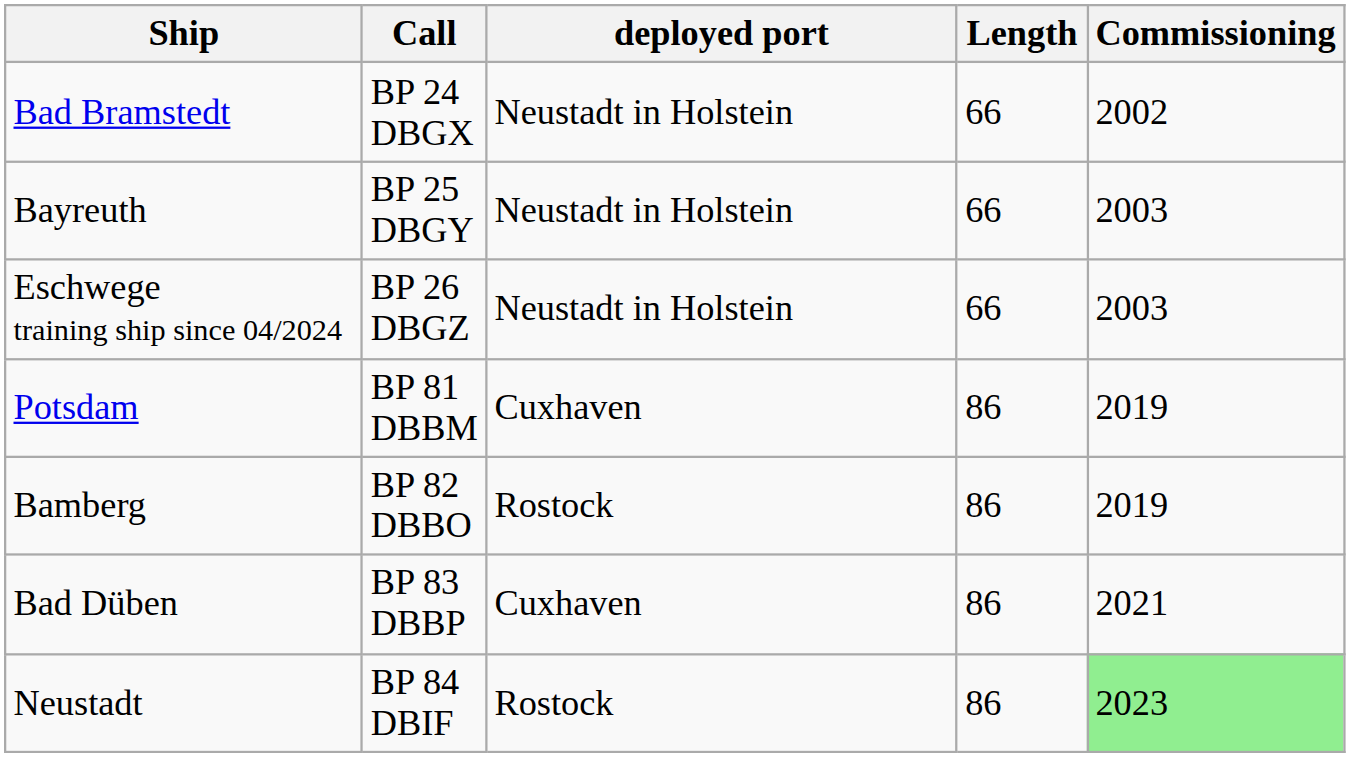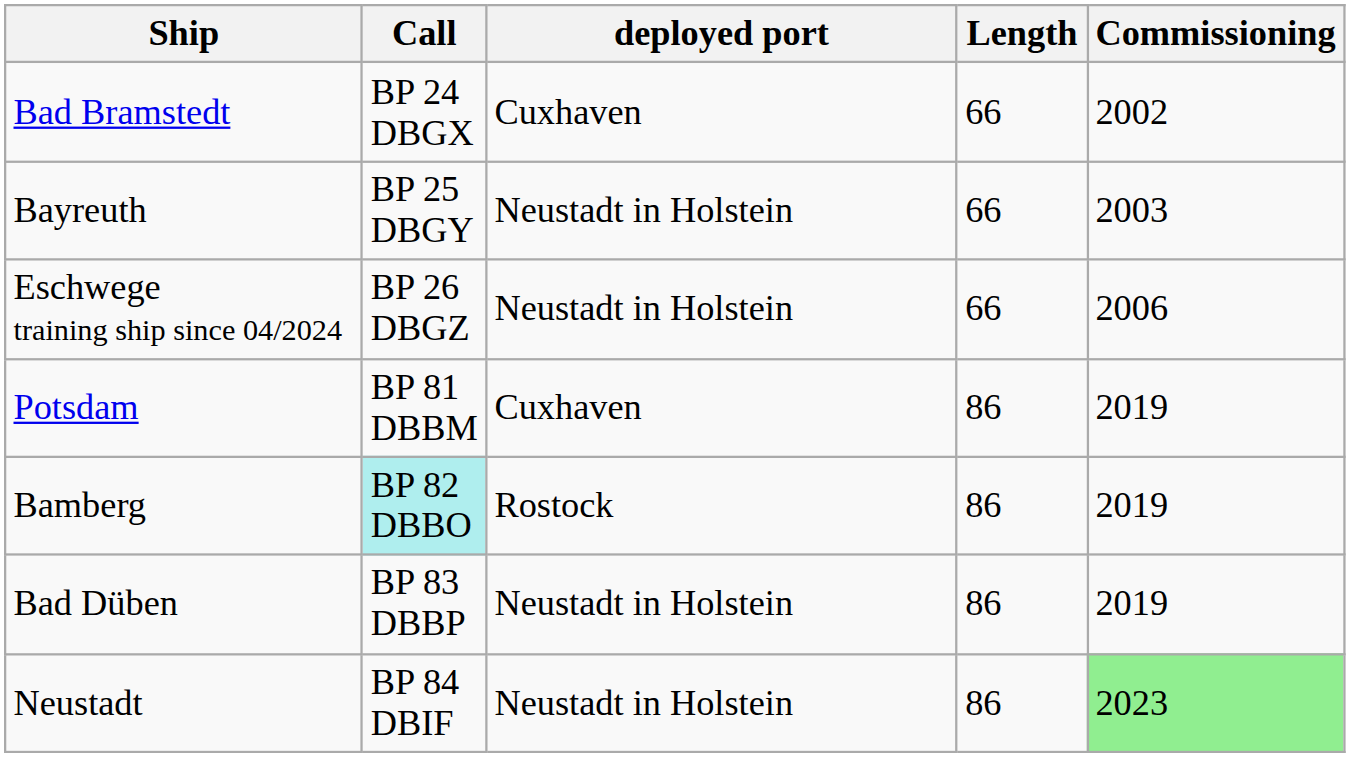(644, 111) Neustadt in Holstein -> (568, 111) Cuxhaven
(1132, 308) 2003 -> (1132, 308) 2006
(421, 505) no background -> (421, 505) paleturquoise background
(568, 603) Cuxhaven -> (644, 603) Neustadt in Holstein
(1132, 603) 2021 -> (1132, 603) 2019
(554, 702) Rostock -> (644, 702) Neustadt in Holstein
